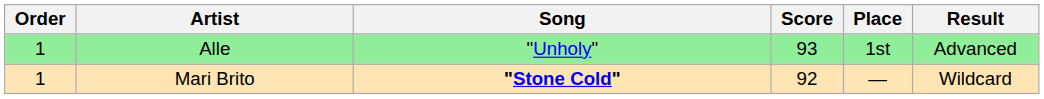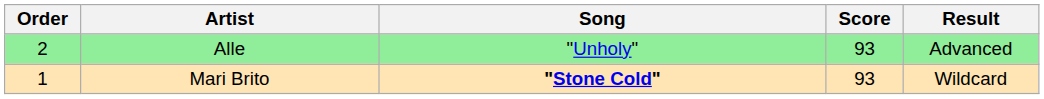- column: (878, 19)
(40, 49) 1 -> (42, 49) 2
(807, 78) 92 -> (865, 78) 93
